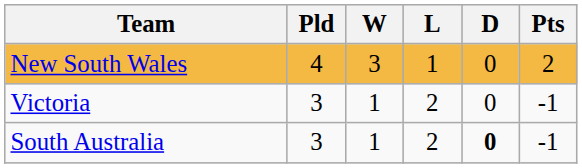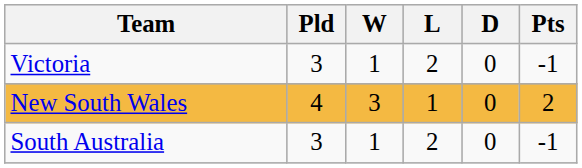rows swapped: (99, 63) <-> (50, 102)
(490, 142) bold -> (490, 142) normal
